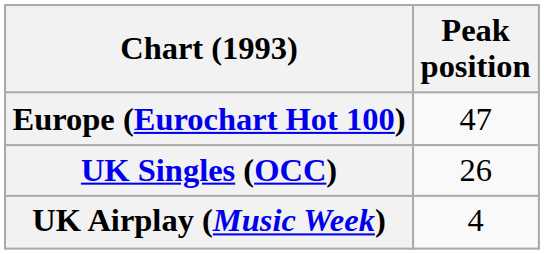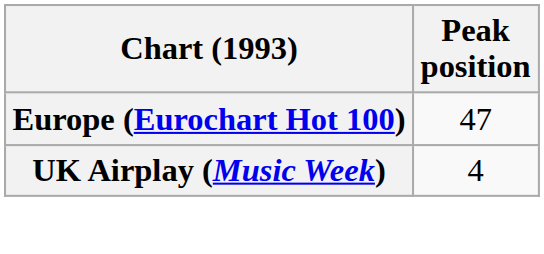- row: (209, 169)
